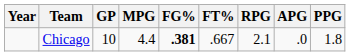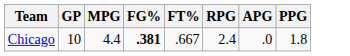- column: (22, 16)
(262, 39) 2.1 -> (227, 39) 2.4
